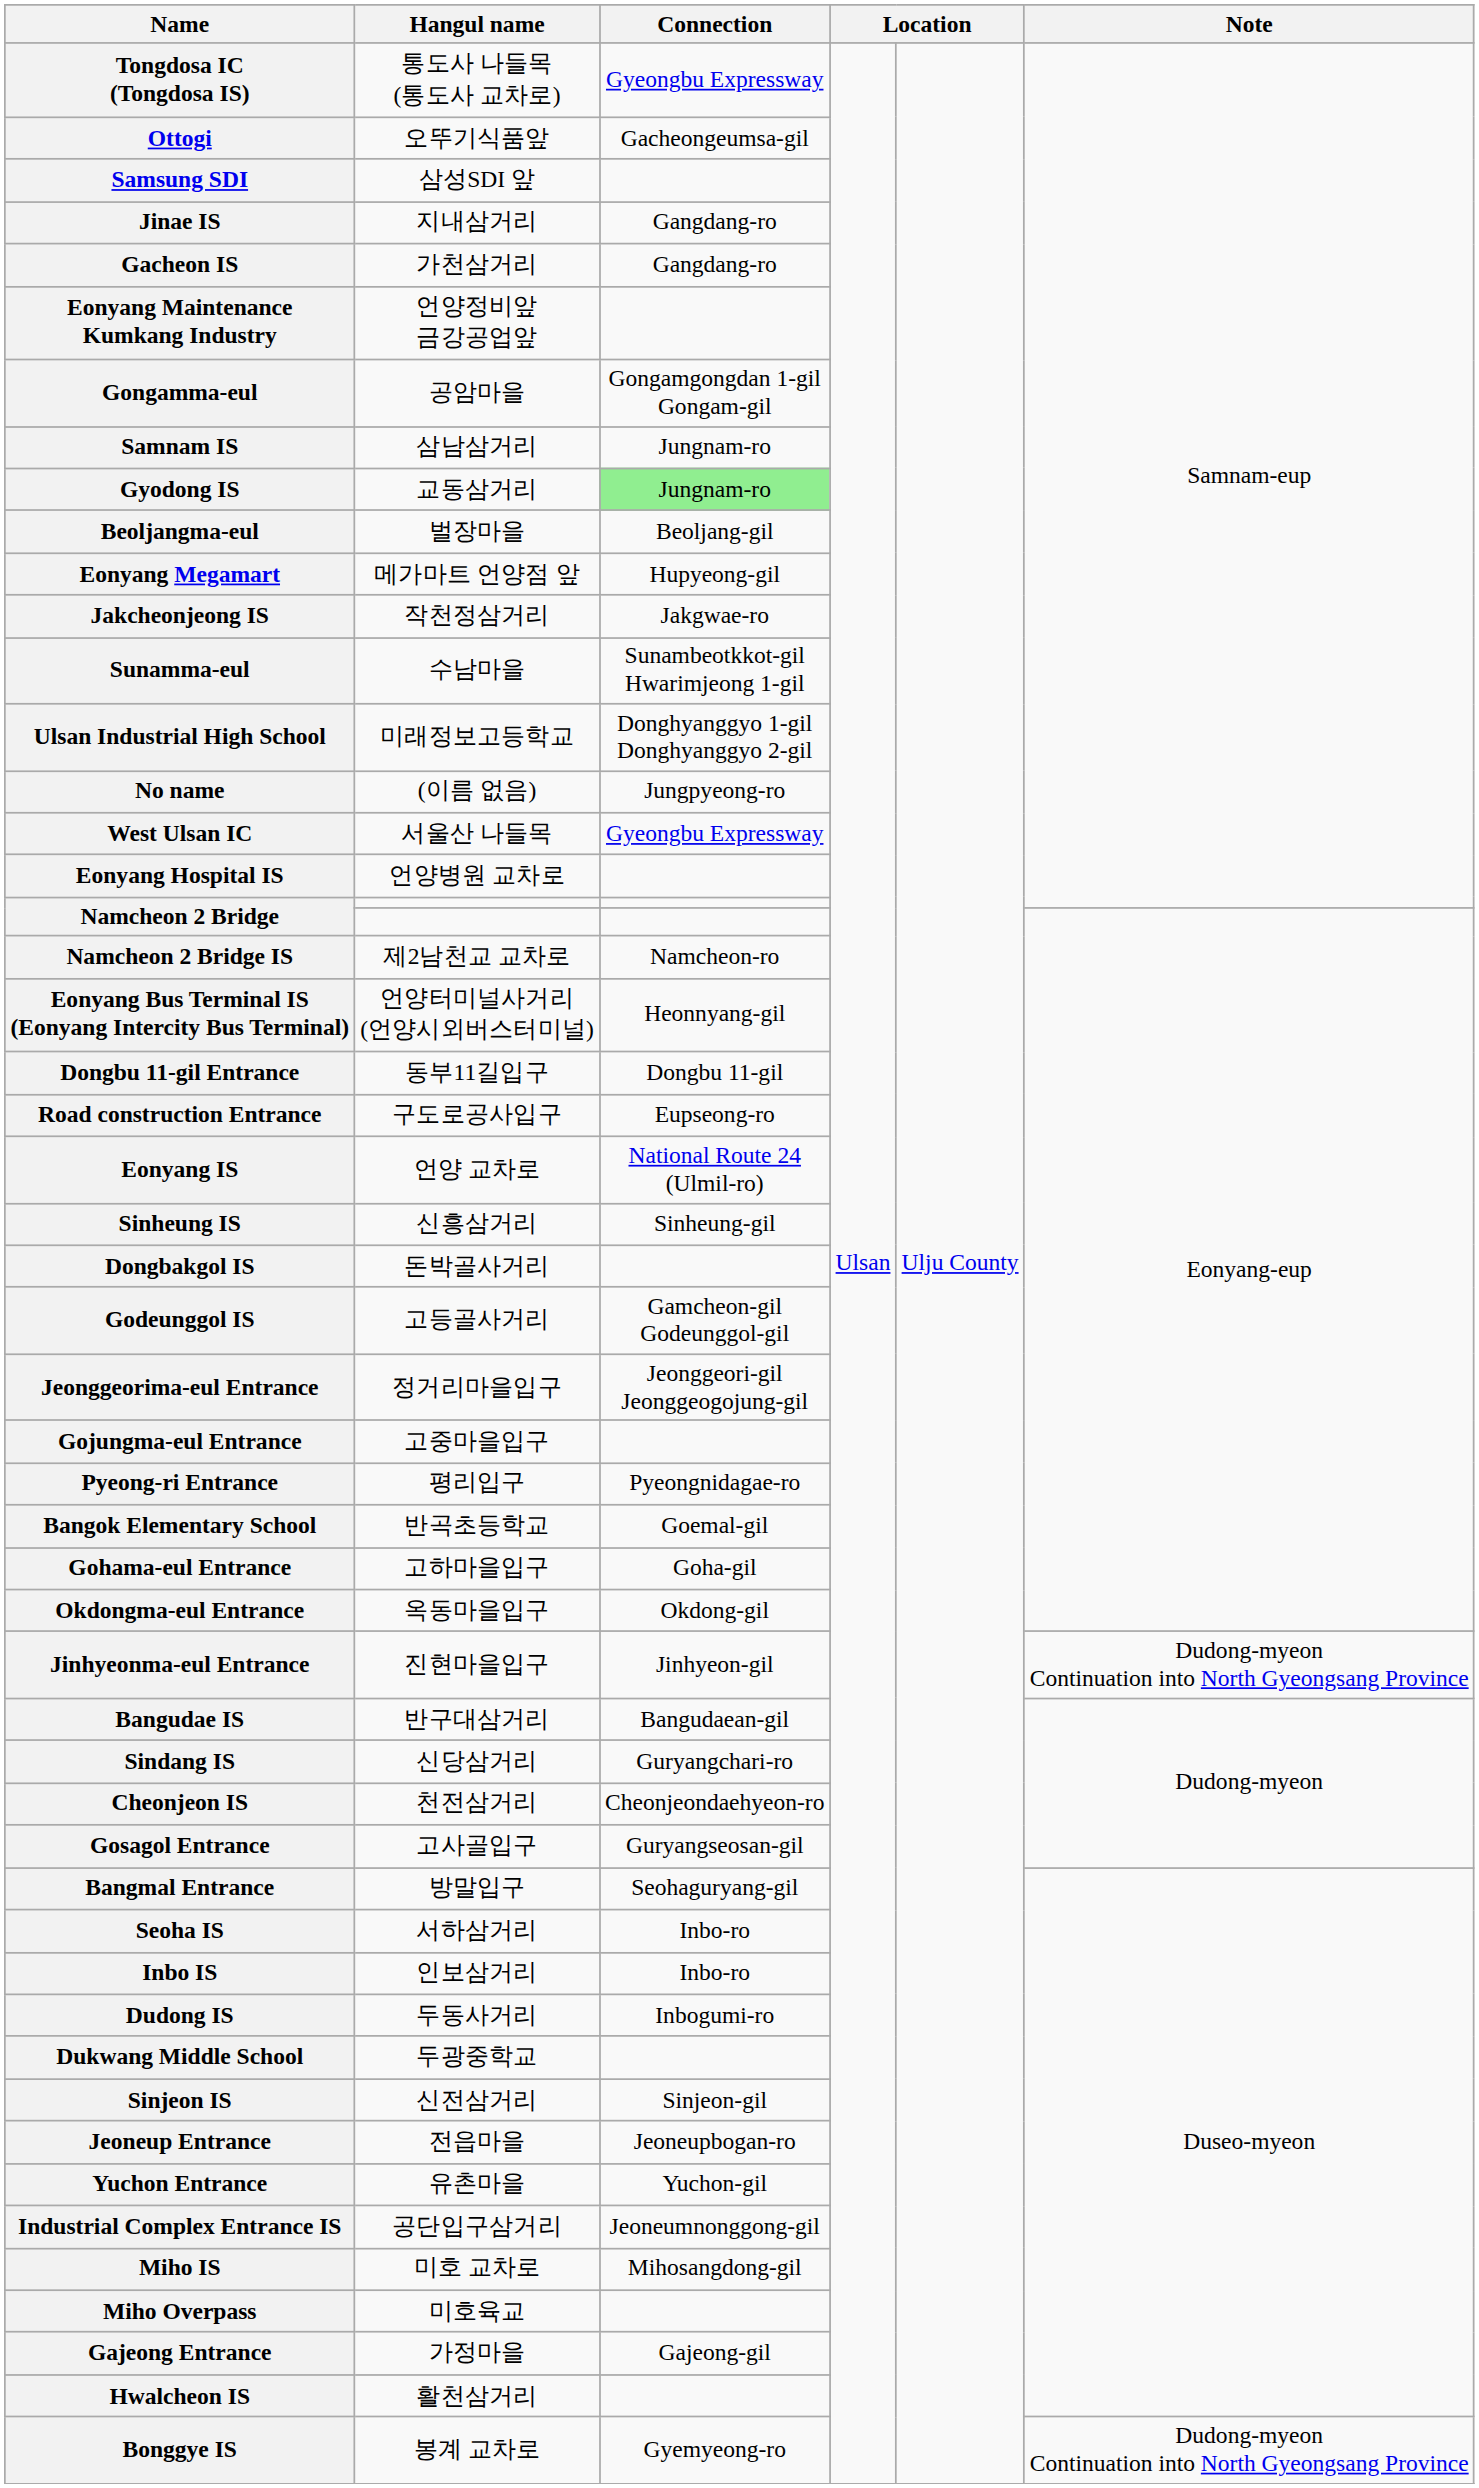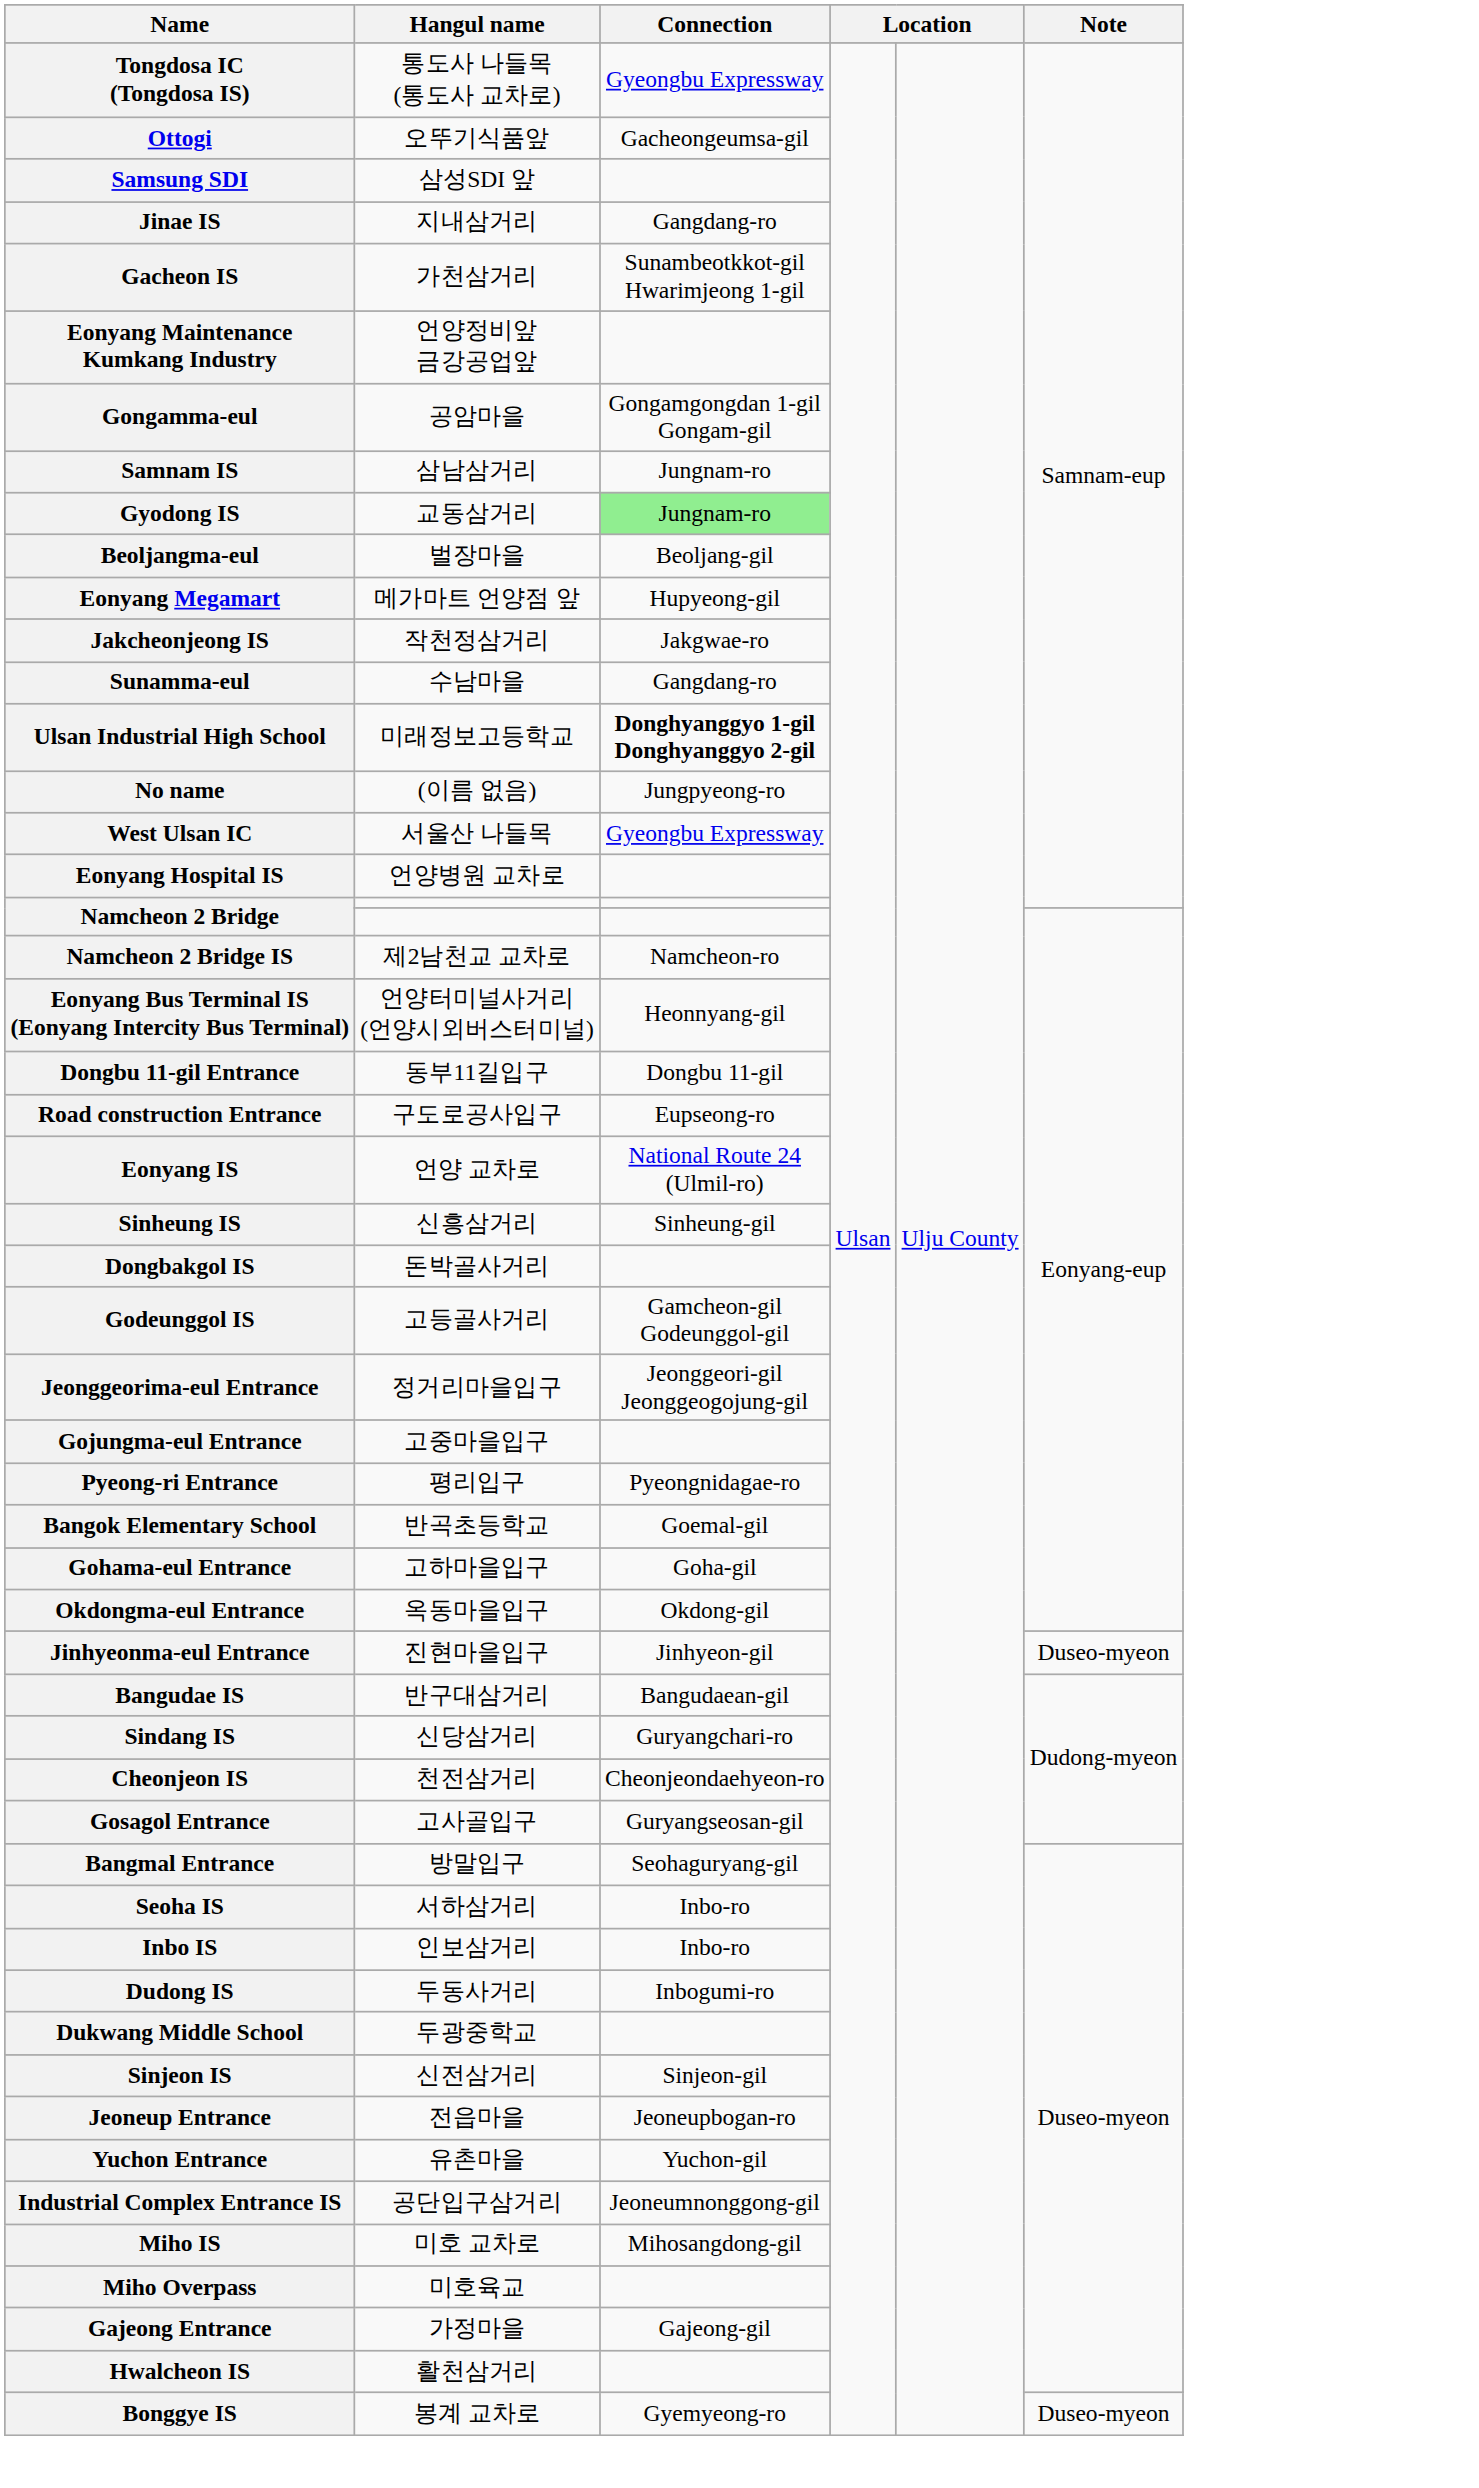(715, 264) Gangdang-ro -> (715, 276) Sunambeotkkot-gil Hwarimjeong 1-gil
(715, 669) Sunambeotkkot-gil Hwarimjeong 1-gil -> (715, 682) Gangdang-ro
(715, 736) normal -> (715, 736) bold
(1249, 1664) Dudong-myeon Continuation into North Gyeongsang Province -> (1104, 1652) Duseo-myeon
(1249, 2449) Dudong-myeon Continuation into North Gyeongsang Province -> (1104, 2413) Duseo-myeon
